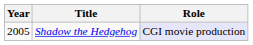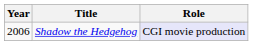(18, 31) 2005 -> (18, 31) 2006
